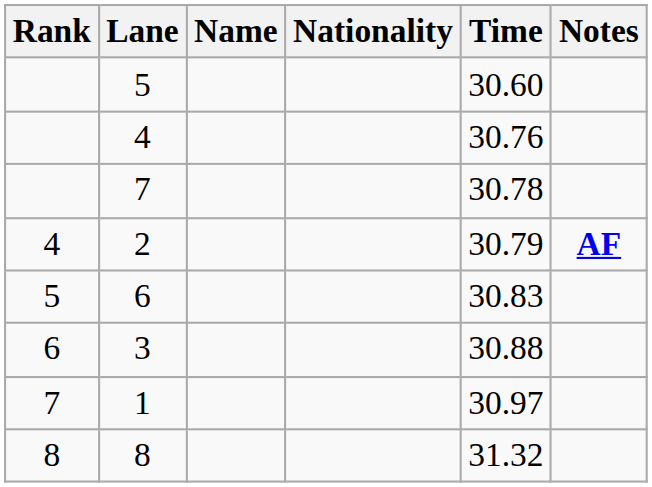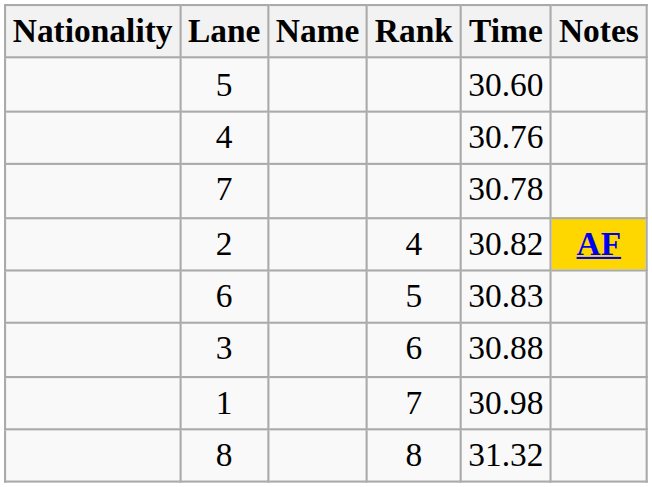columns swapped: (52, 31) <-> (373, 31)
(506, 243) 30.79 -> (506, 243) 30.82
(599, 243) no background -> (599, 243) gold background
(506, 402) 30.97 -> (506, 402) 30.98
